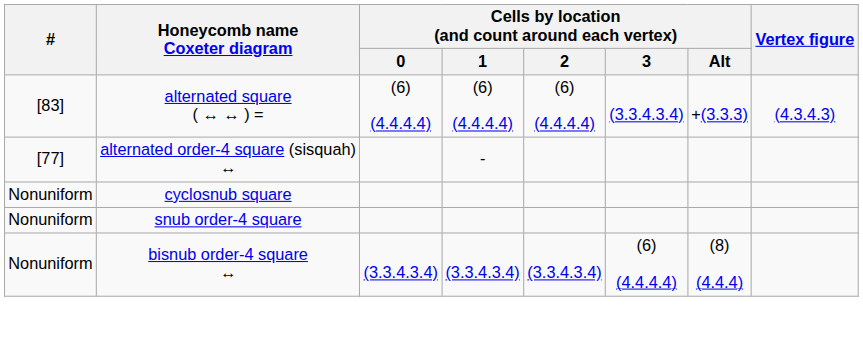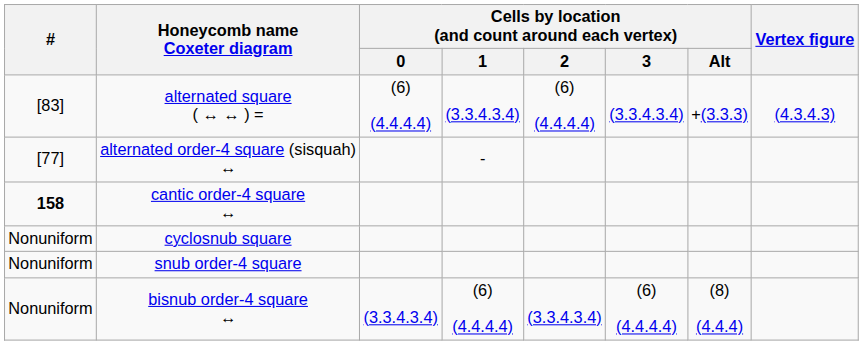(483, 105) (6) (4.4.4.4) -> (483, 115) (3.3.4.3.4)
+ row: (228, 203)
(483, 273) (3.3.4.3.4) -> (483, 308) (6) (4.4.4.4)
